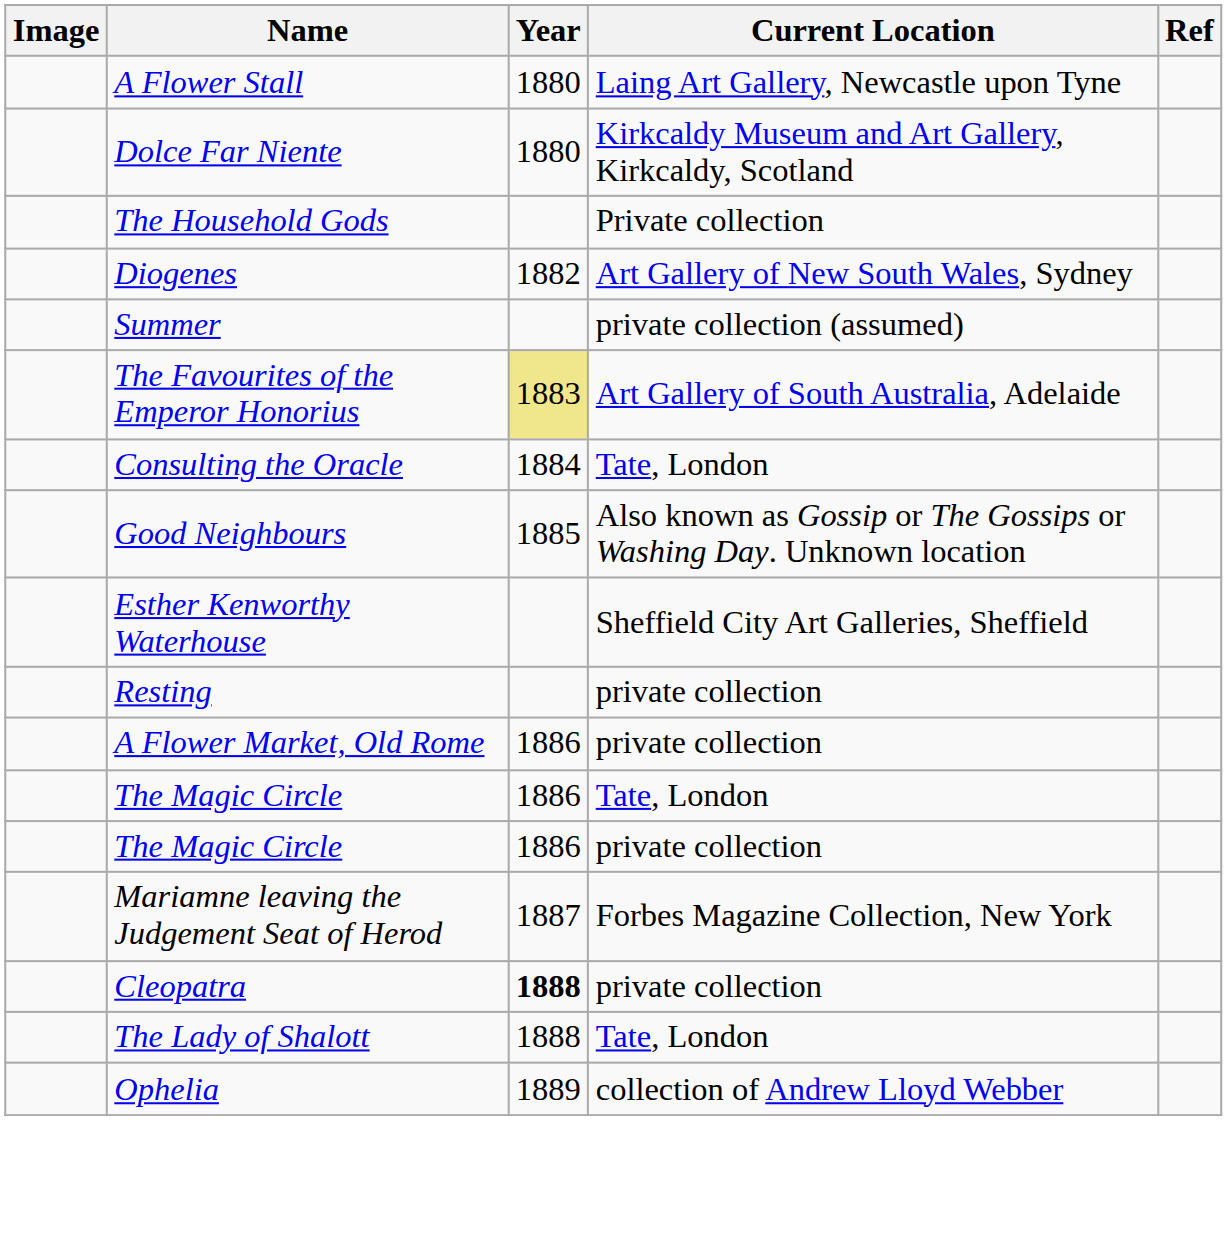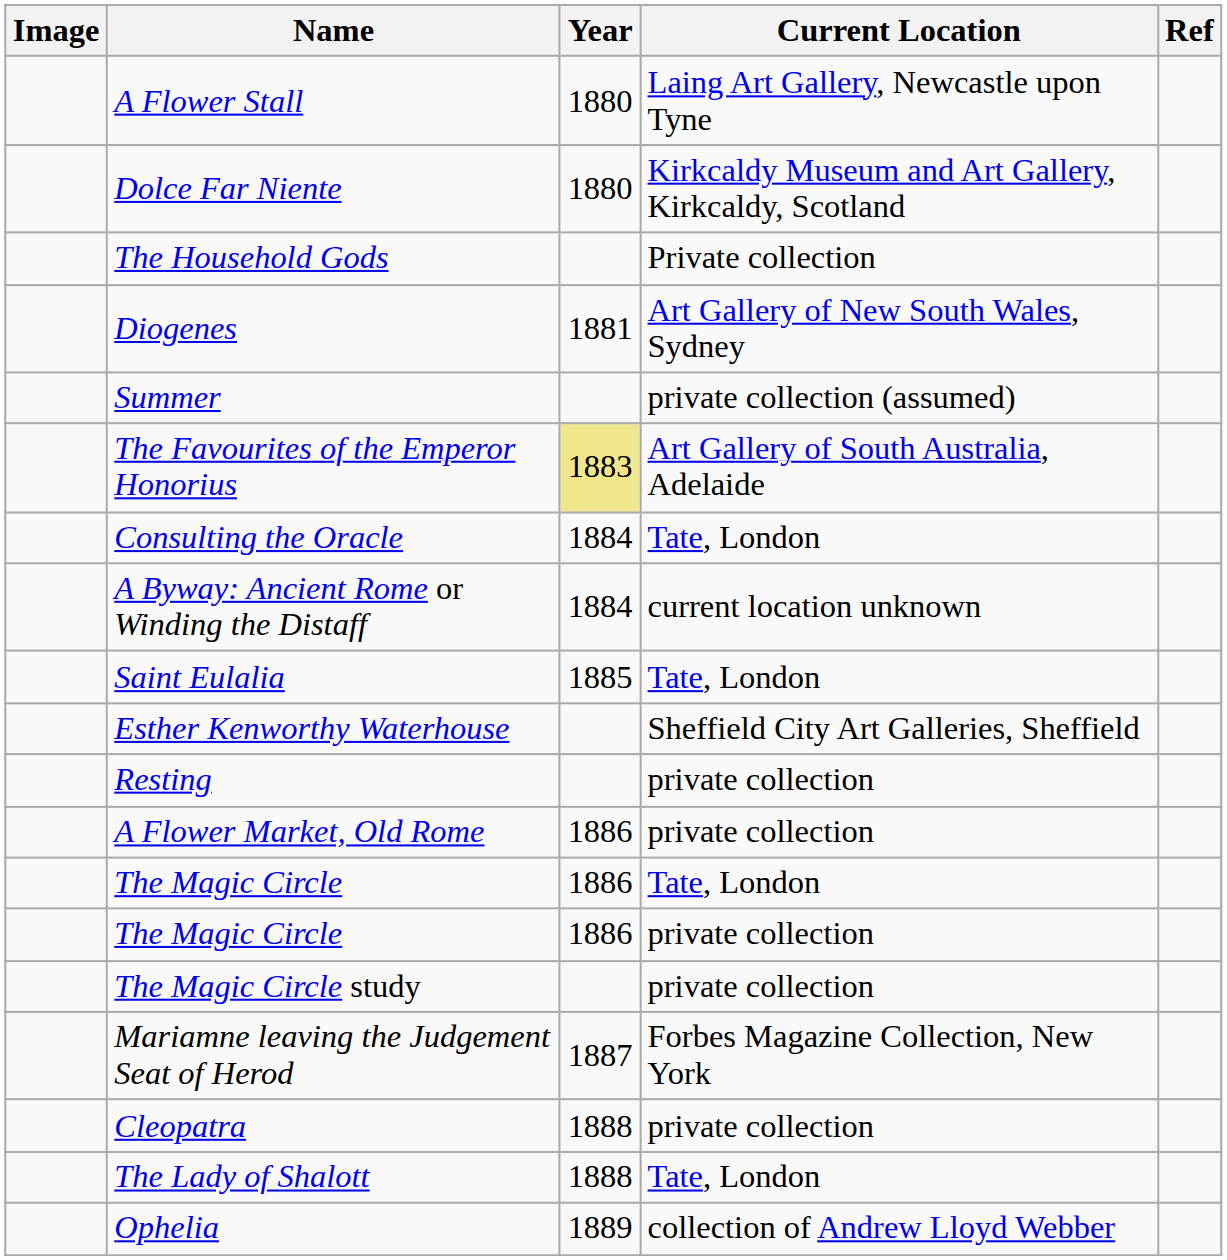(548, 272) 1882 -> (600, 327) 1881
+ row: (289, 606)
- row: (230, 533)
+ row: (200, 676)
+ row: (268, 985)
(548, 985) bold -> (600, 1125) normal
